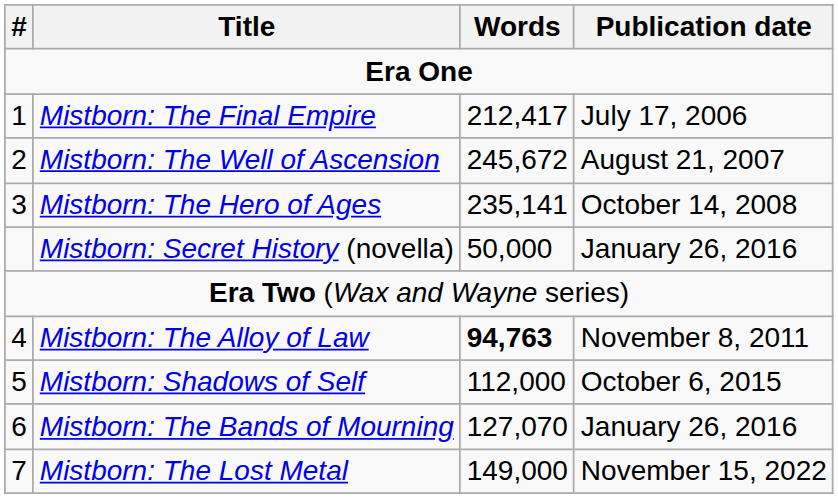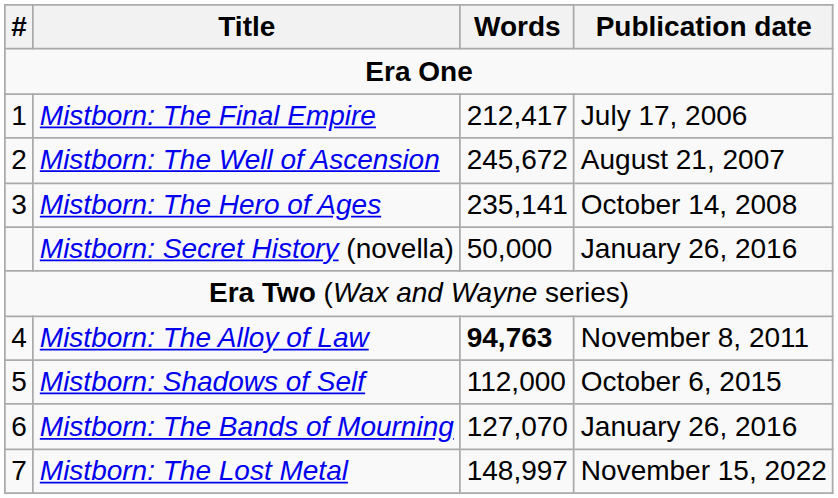(517, 470) 149,000 -> (517, 470) 148,997
